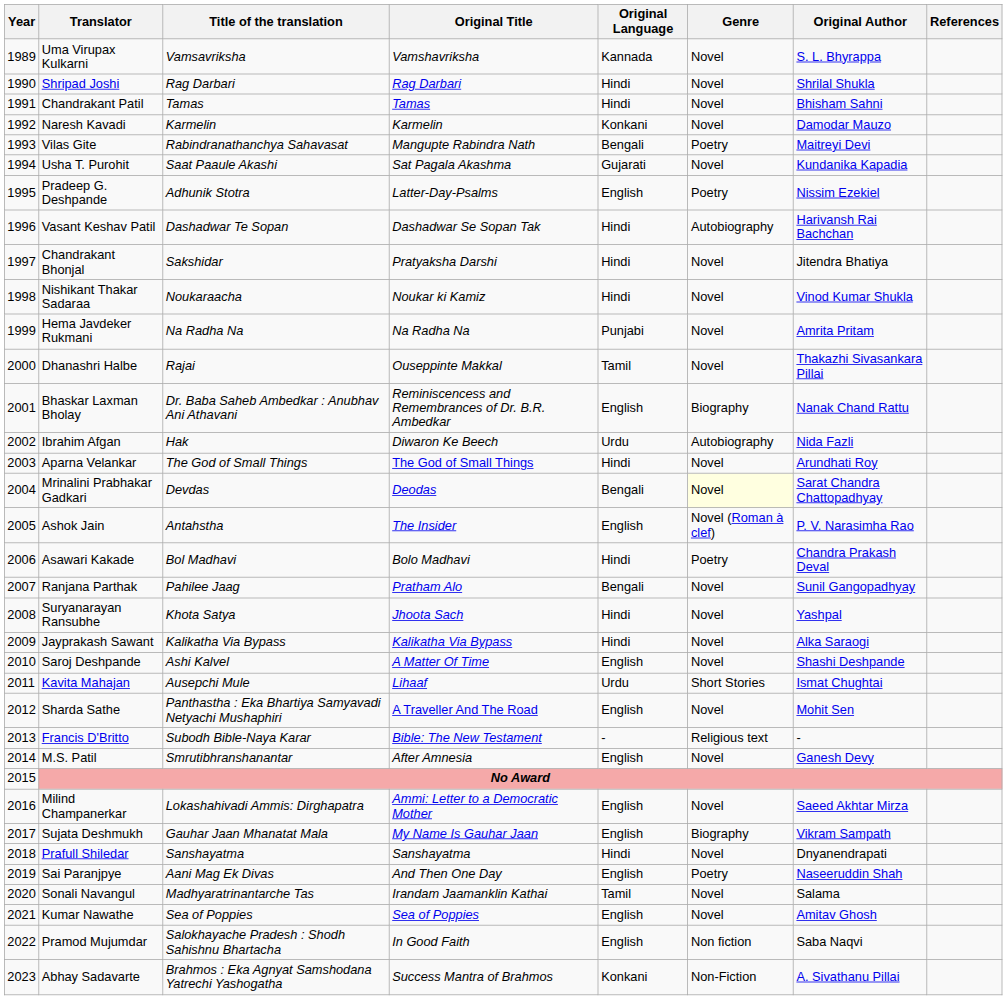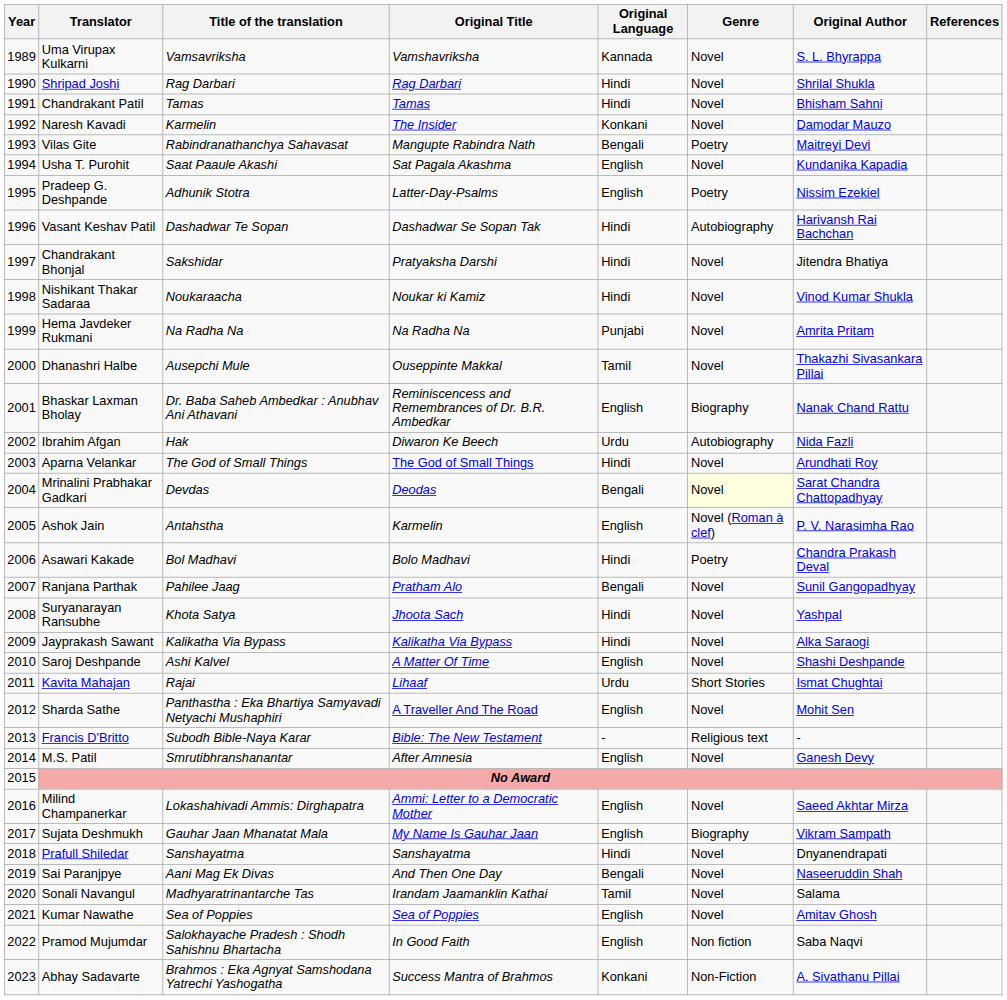(417, 124) Karmelin -> (424, 124) The Insider
(624, 165) Gujarati -> (622, 165) English
(180, 366) Rajai -> (208, 366) Ausepchi Mule
(424, 525) The Insider -> (417, 525) Karmelin
(208, 683) Ausepchi Mule -> (180, 683) Rajai
(622, 874) English -> (622, 874) Bengali
(709, 874) Poetry -> (707, 874) Novel
